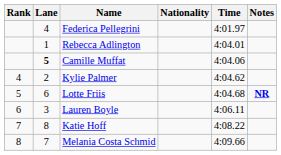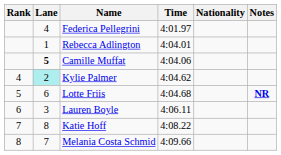columns swapped: (185, 12) <-> (229, 12)
(46, 77) no background -> (46, 77) paleturquoise background
